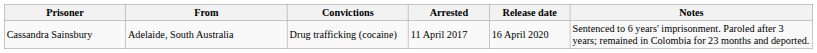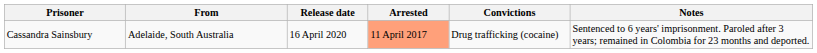columns swapped: (348, 12) <-> (530, 12)
(439, 34) no background -> (399, 34) lightsalmon background
